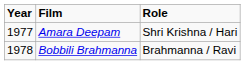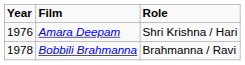(20, 32) 1977 -> (20, 32) 1976
